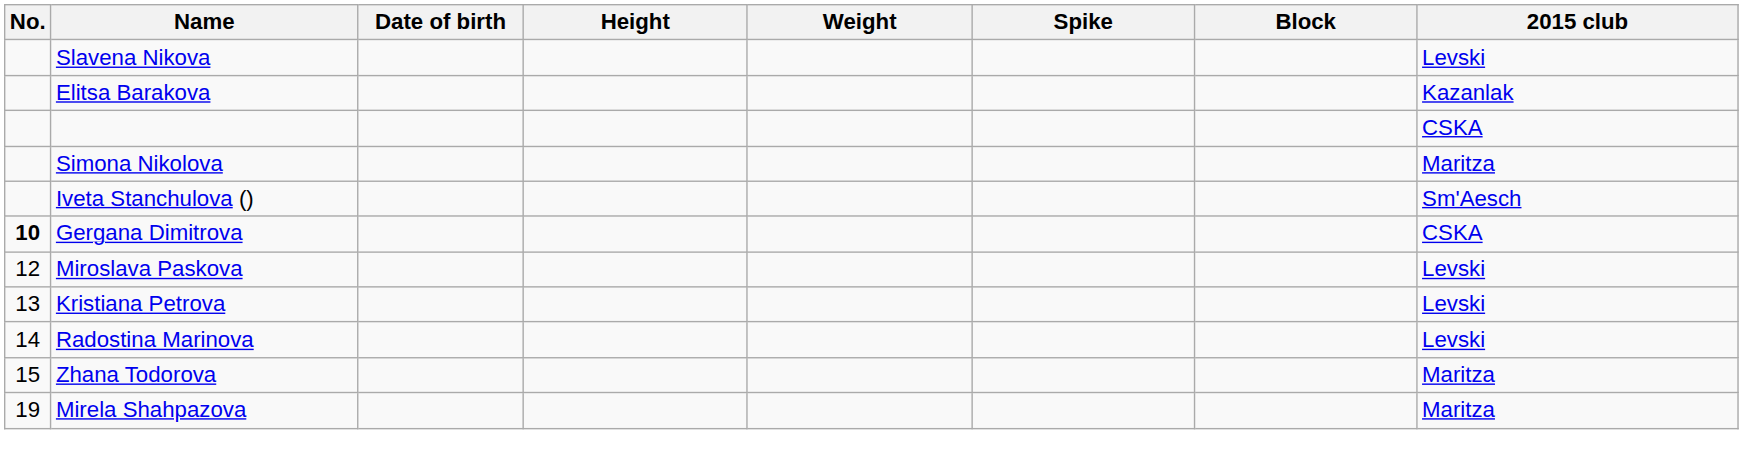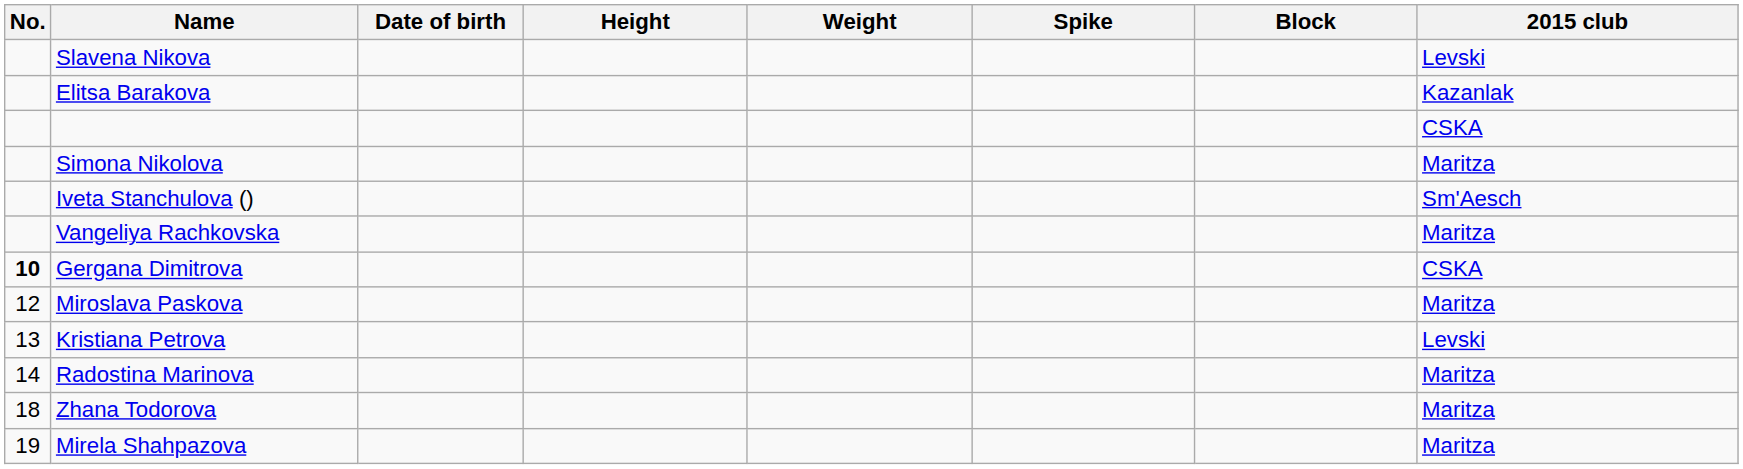+ row: (168, 233)
(1454, 269) Levski -> (1459, 304) Maritza
(1454, 339) Levski -> (1459, 374) Maritza
(28, 374) 15 -> (28, 410) 18
